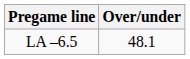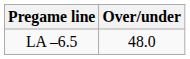(142, 41) 48.1 -> (142, 41) 48.0
